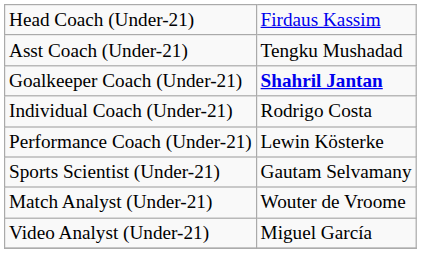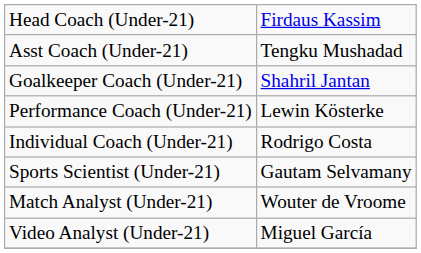(322, 80) bold -> (315, 80) normal
rows swapped: (130, 141) <-> (121, 111)
